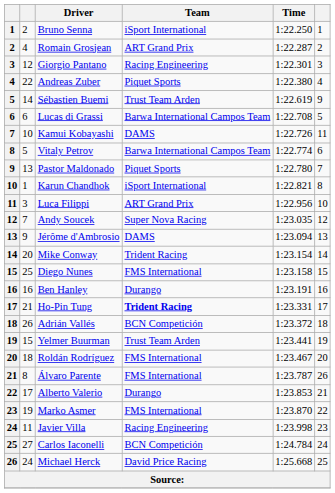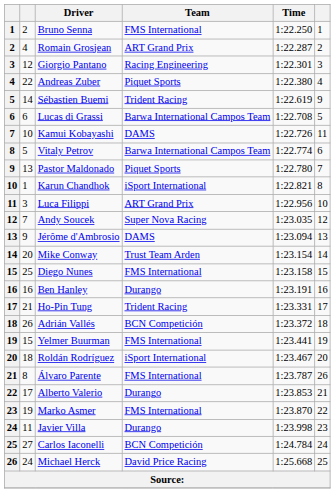(165, 30) iSport International -> (163, 30) FMS International
(162, 99) Trust Team Arden -> (156, 99) Trident Racing
(156, 254) Trident Racing -> (162, 254) Trust Team Arden
(158, 306) bold -> (156, 306) normal
(162, 340) Trust Team Arden -> (163, 340) FMS International
(163, 358) FMS International -> (165, 358) iSport International
(166, 427) Racing Engineering -> (143, 427) Durango
